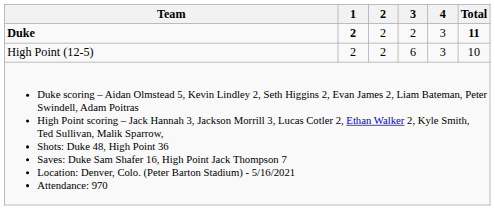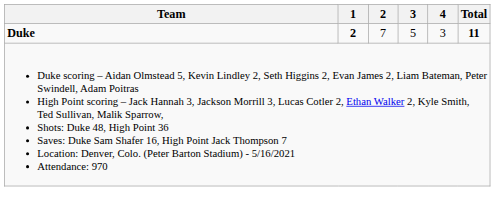(383, 33) 2 -> (383, 33) 7
(413, 33) 2 -> (413, 33) 5
- row: (50, 52)
